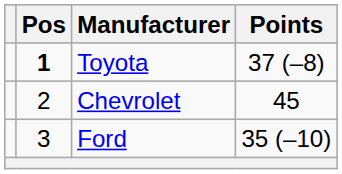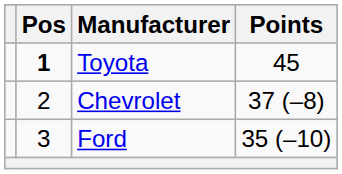(286, 62) 37 (–8) -> (286, 62) 45
(286, 101) 45 -> (286, 101) 37 (–8)
